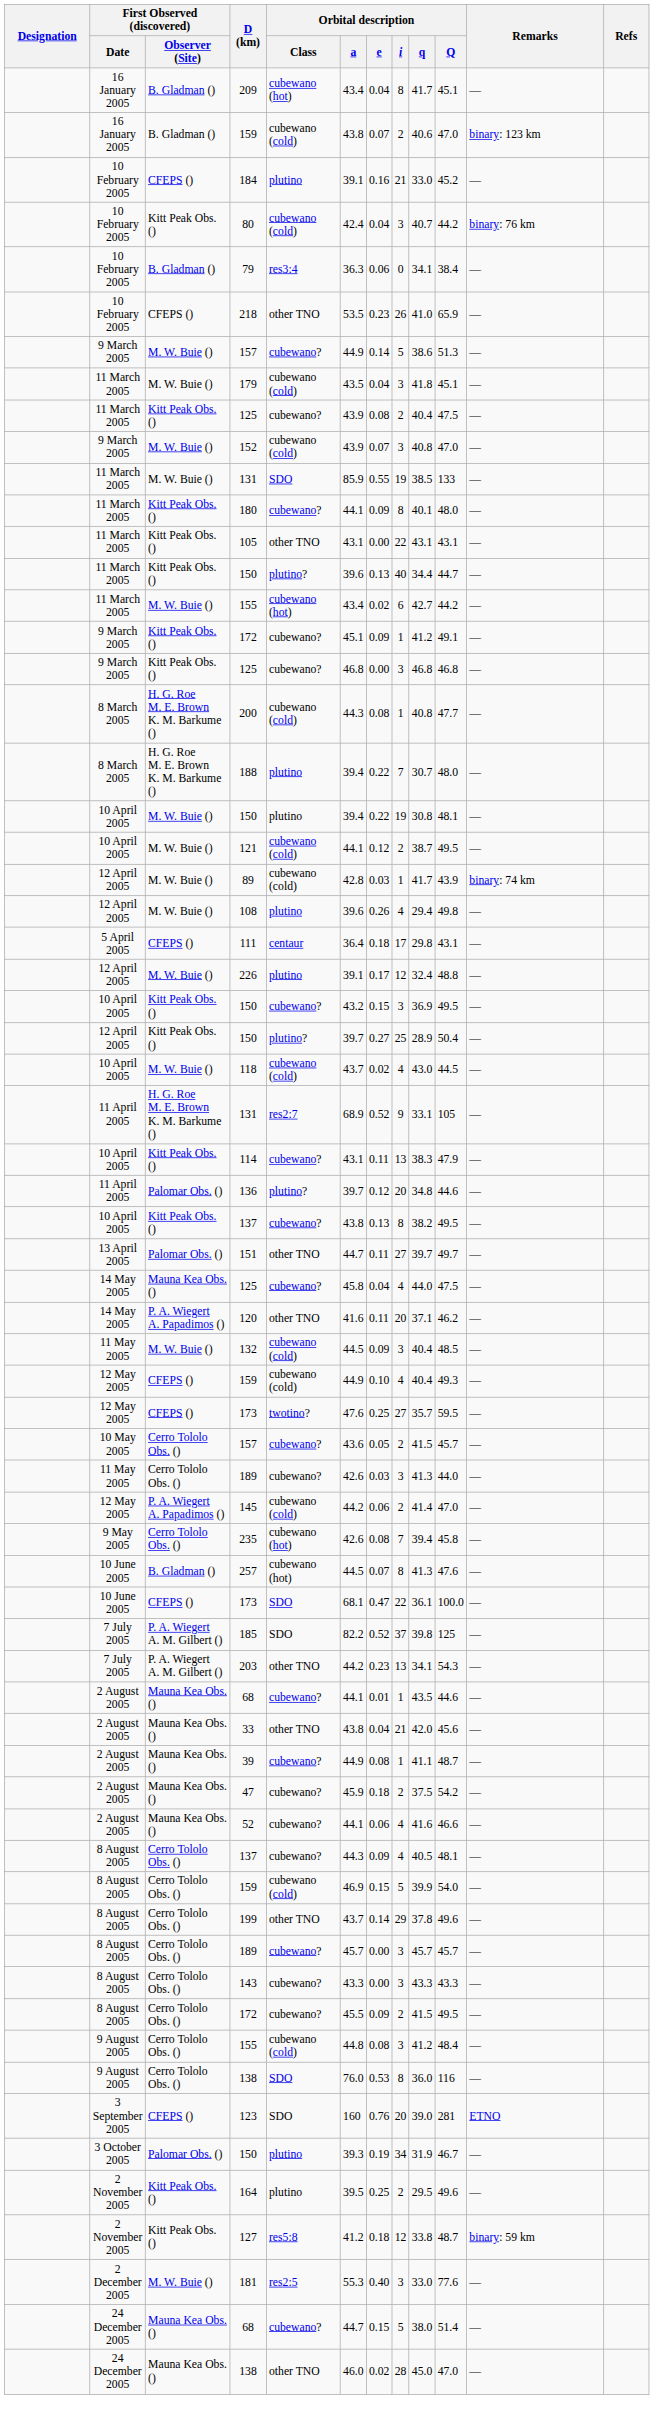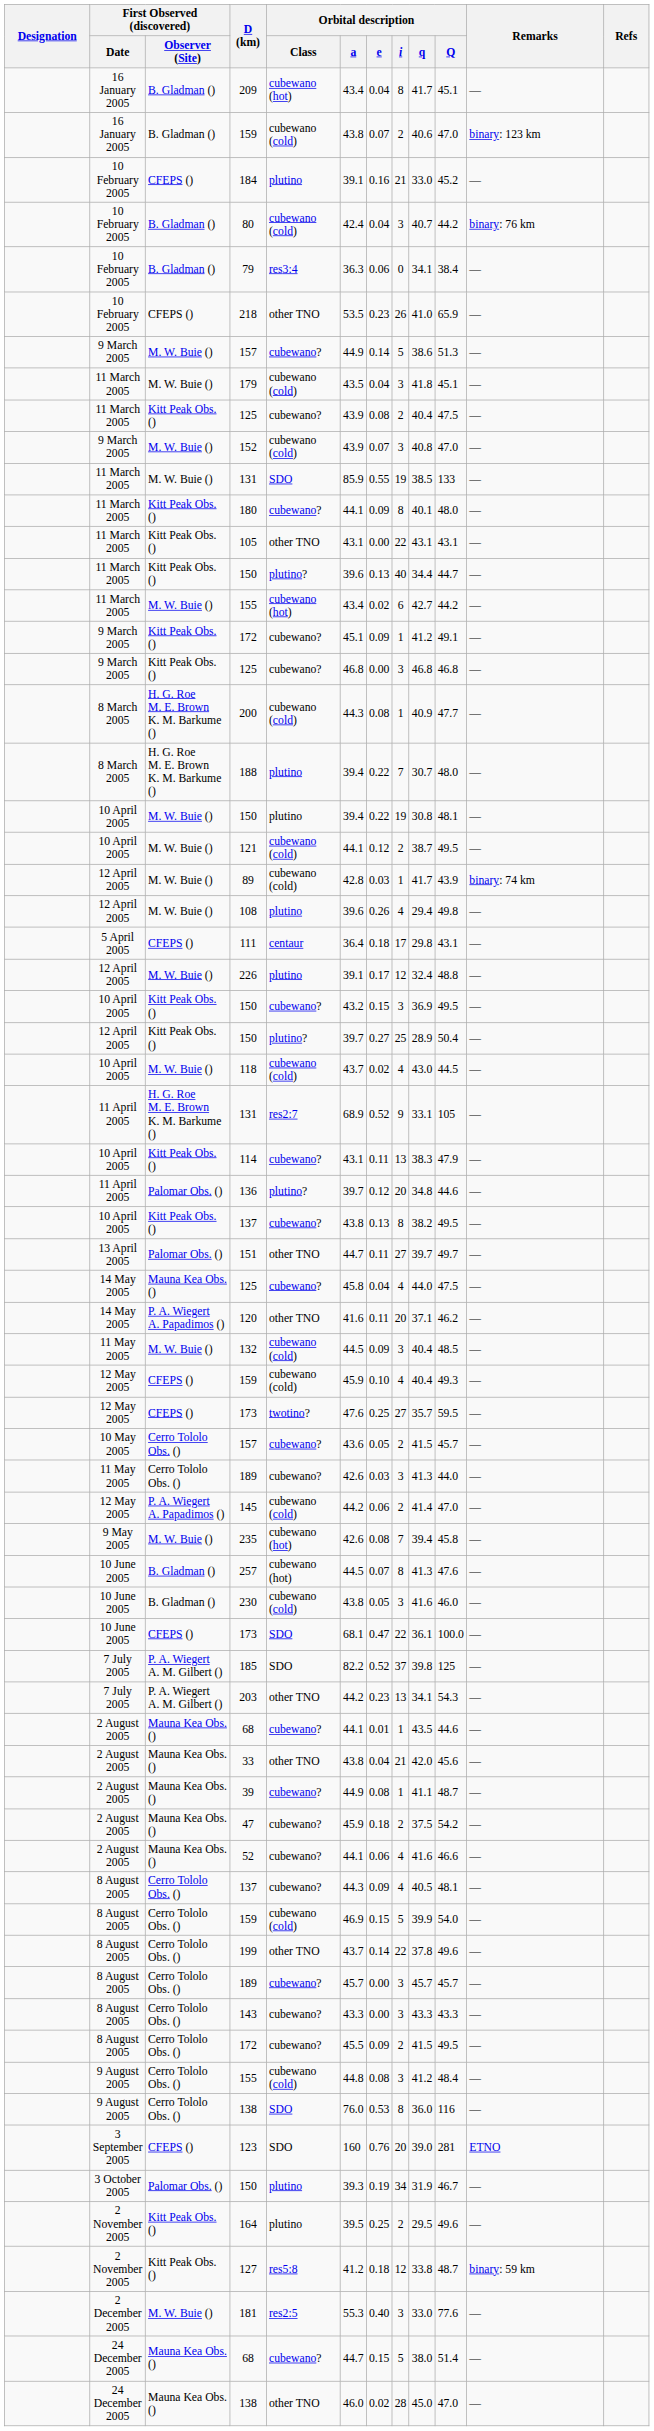(182, 224) Kitt Peak Obs. () -> (182, 224) B. Gladman ()
(422, 713) 40.8 -> (422, 713) 40.9
(353, 1381) 44.9 -> (353, 1381) 45.9
(178, 1539) Cerro Tololo Obs. () -> (180, 1539) M. W. Buie ()
+ row: (118, 1602)
(401, 1919) 29 -> (401, 1951) 22
